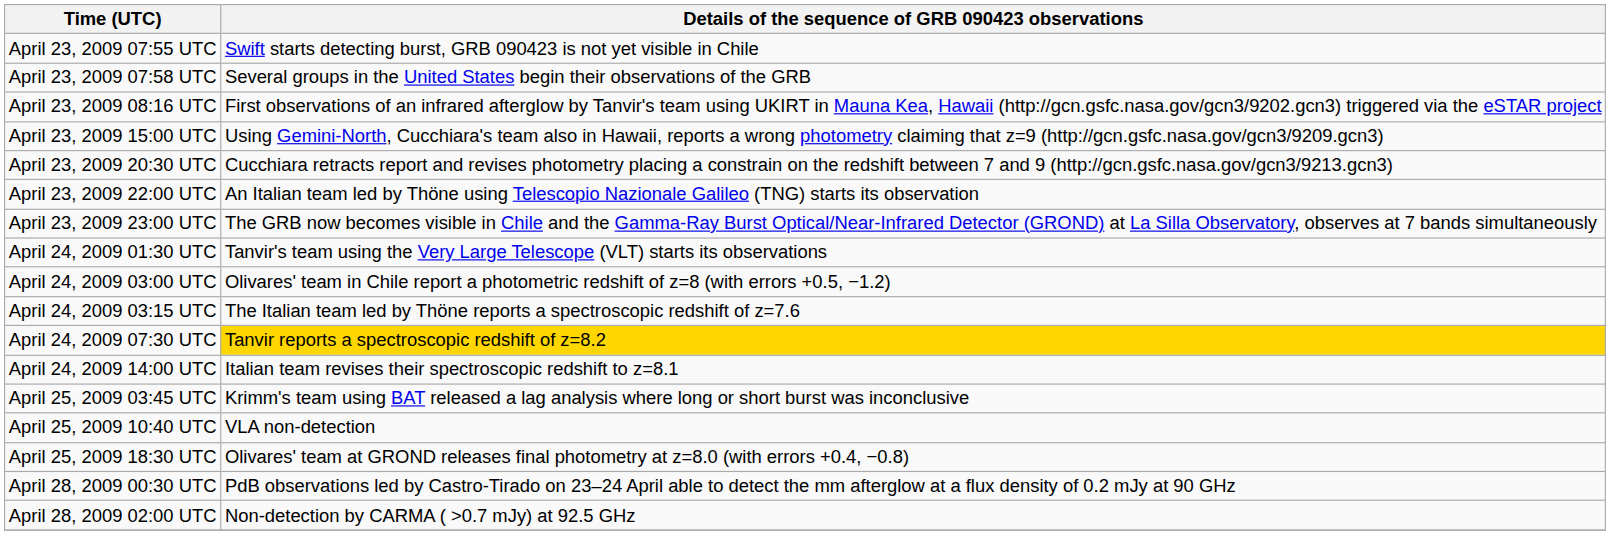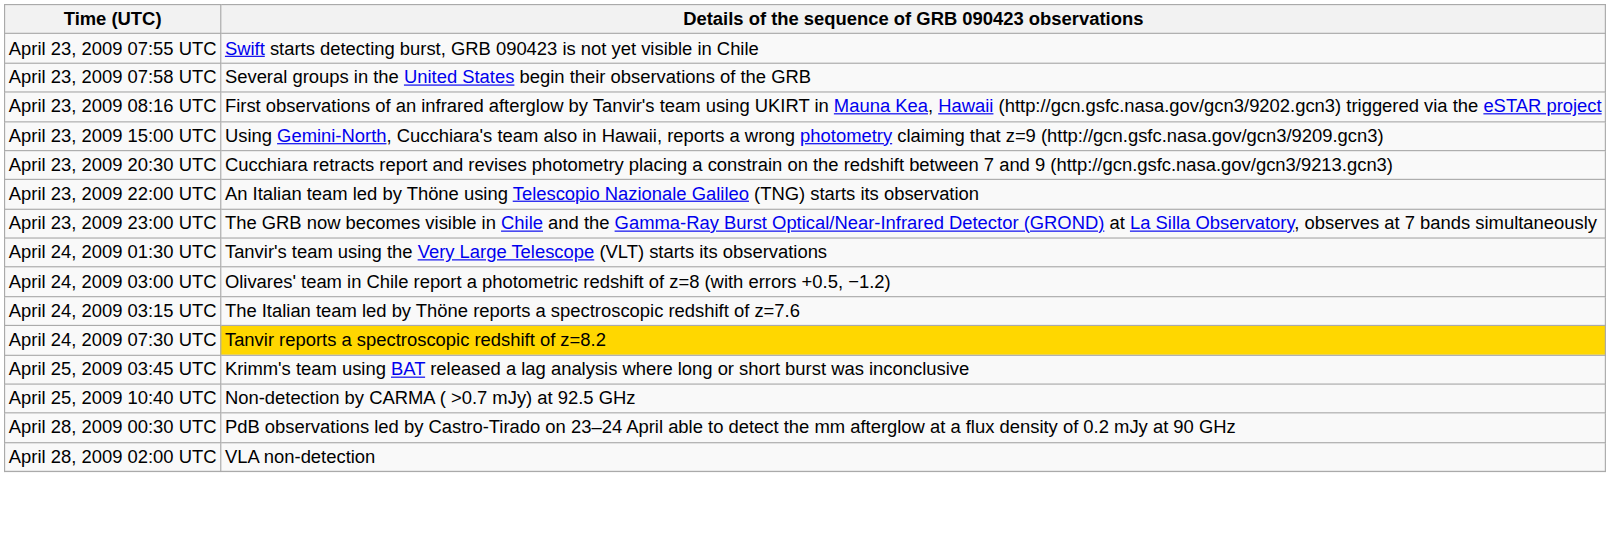- row: (113, 369)
(300, 427) VLA non-detection -> (430, 398) Non-detection by CARMA ( >0.7 mJy) at 92.5 GHz
- row: (113, 456)
(430, 515) Non-detection by CARMA ( >0.7 mJy) at 92.5 GHz -> (300, 456) VLA non-detection
